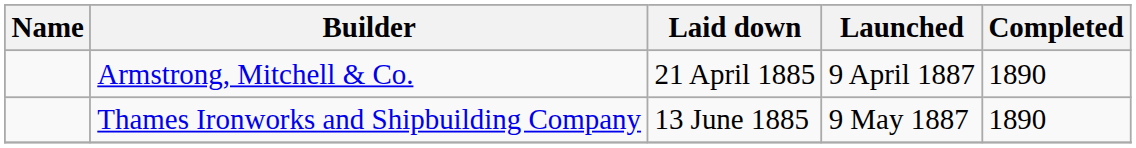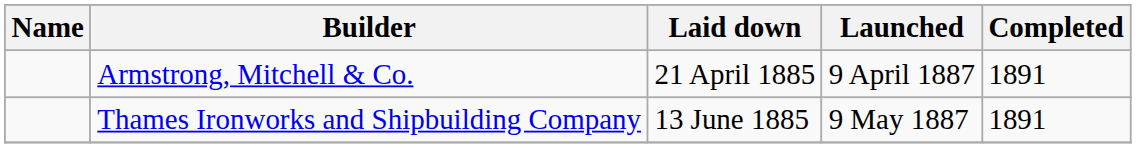(1017, 73) 1890 -> (1017, 73) 1891
(1017, 119) 1890 -> (1017, 119) 1891
